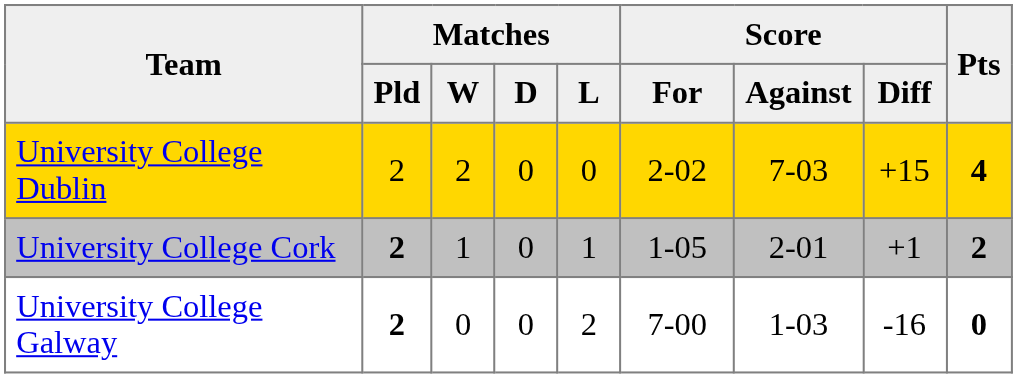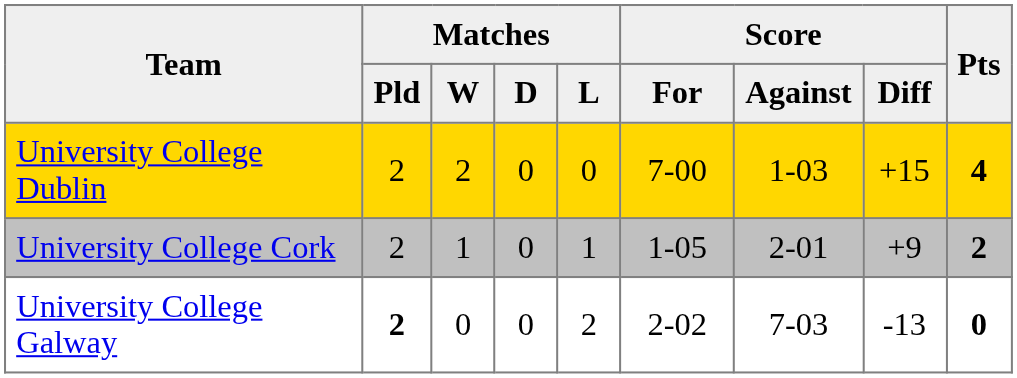(677, 169) 2-02 -> (677, 169) 7-00
(798, 169) 7-03 -> (798, 169) 1-03
(397, 247) bold -> (397, 247) normal
(904, 247) +1 -> (904, 247) +9
(677, 324) 7-00 -> (677, 324) 2-02
(798, 324) 1-03 -> (798, 324) 7-03
(904, 324) -16 -> (904, 324) -13
